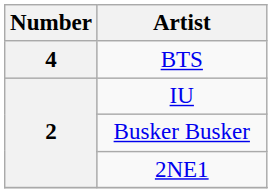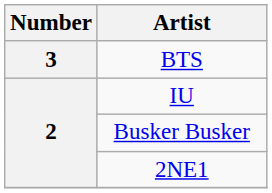(51, 59) 4 -> (51, 59) 3
